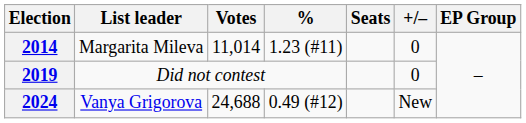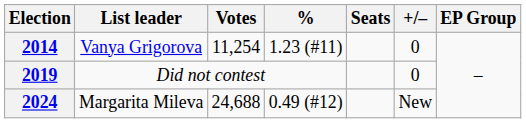(141, 46) Margarita Mileva -> (141, 46) Vanya Grigorova
(236, 46) 11,014 -> (236, 46) 11,254
(141, 103) Vanya Grigorova -> (141, 103) Margarita Mileva
